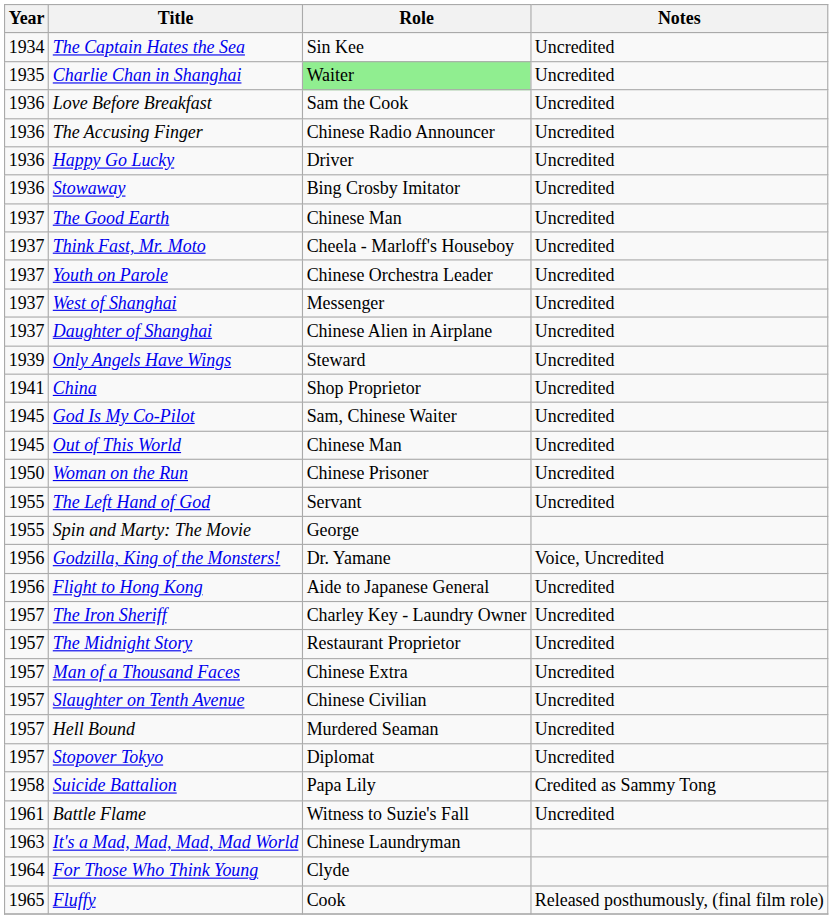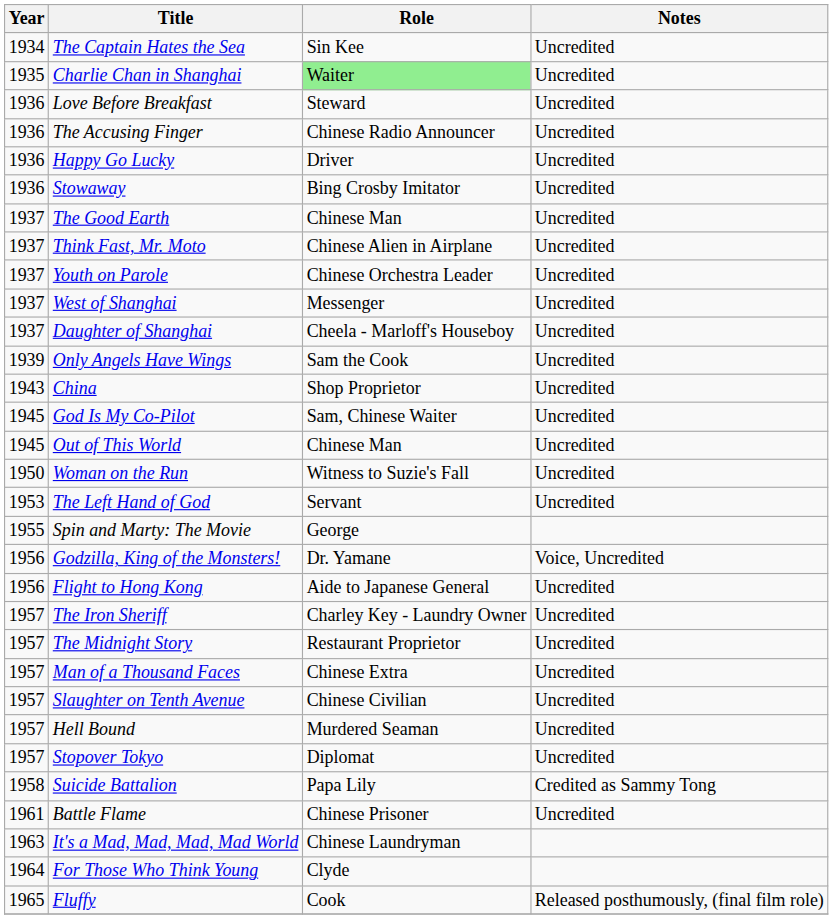(357, 103) Sam the Cook -> (336, 103) Steward
(410, 246) Cheela - Marloff's Houseboy -> (399, 246) Chinese Alien in Airplane
(399, 331) Chinese Alien in Airplane -> (410, 331) Cheela - Marloff's Houseboy
(336, 359) Steward -> (357, 359) Sam the Cook
(27, 388) 1941 -> (27, 388) 1943
(368, 473) Chinese Prisoner -> (388, 473) Witness to Suzie's Fall
(27, 501) 1955 -> (27, 501) 1953
(388, 814) Witness to Suzie's Fall -> (368, 814) Chinese Prisoner
